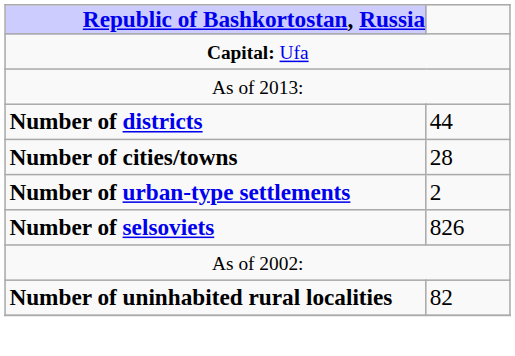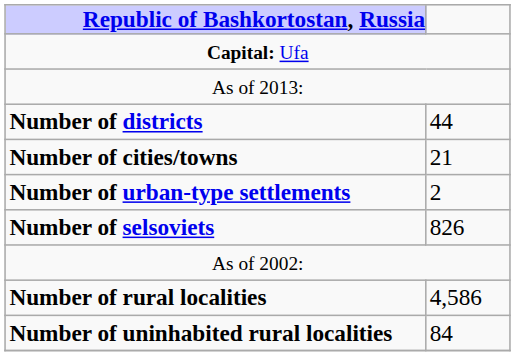(441, 156) 28 -> (441, 156) 21
+ row: (138, 297)
(441, 297) 82 -> (441, 332) 84
